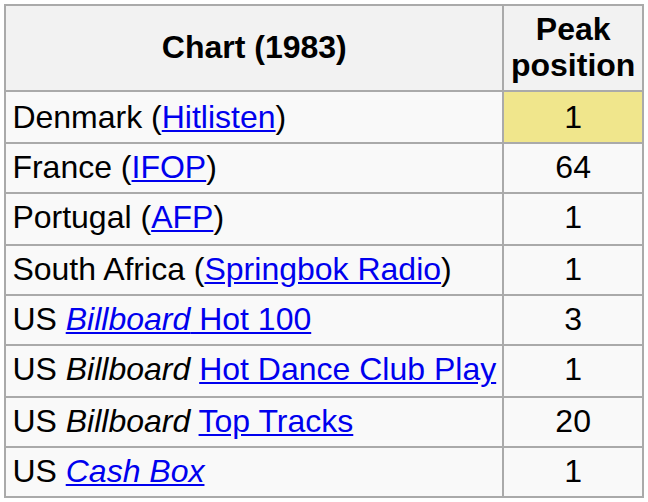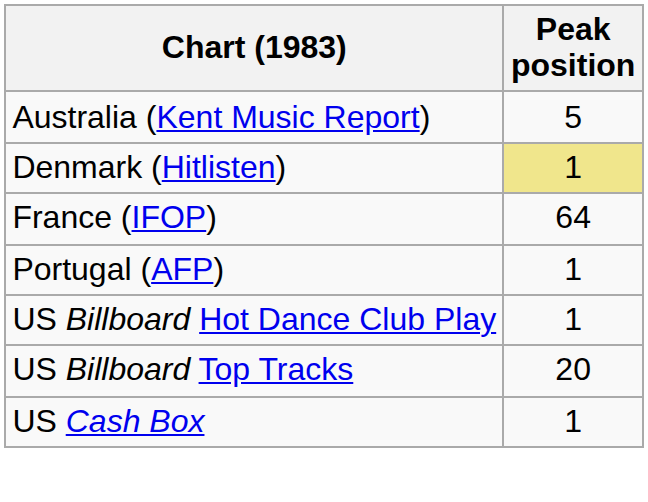+ row: (221, 116)
- row: (232, 268)
- row: (162, 319)
